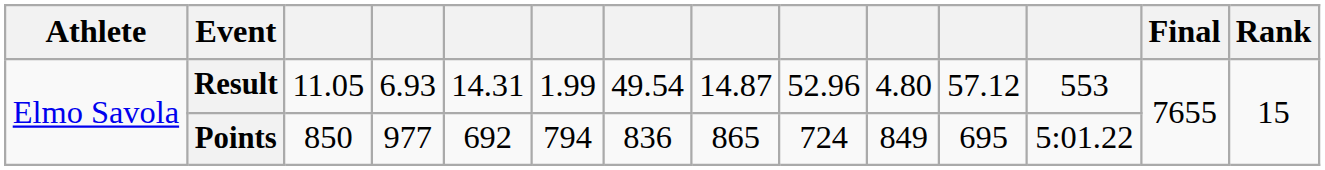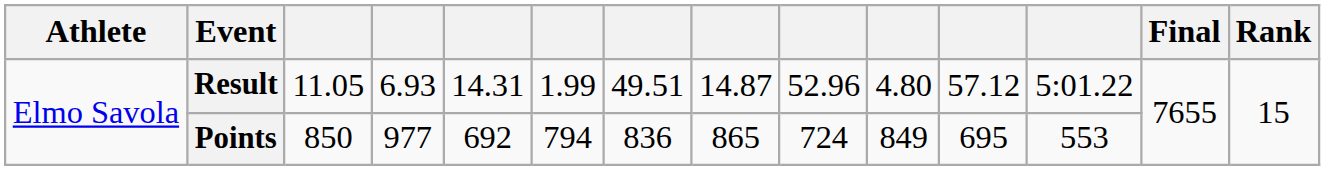(648, 85) 49.54 -> (648, 85) 49.51
(1084, 85) 553 -> (1084, 85) 5:01.22
(1084, 138) 5:01.22 -> (1084, 138) 553
